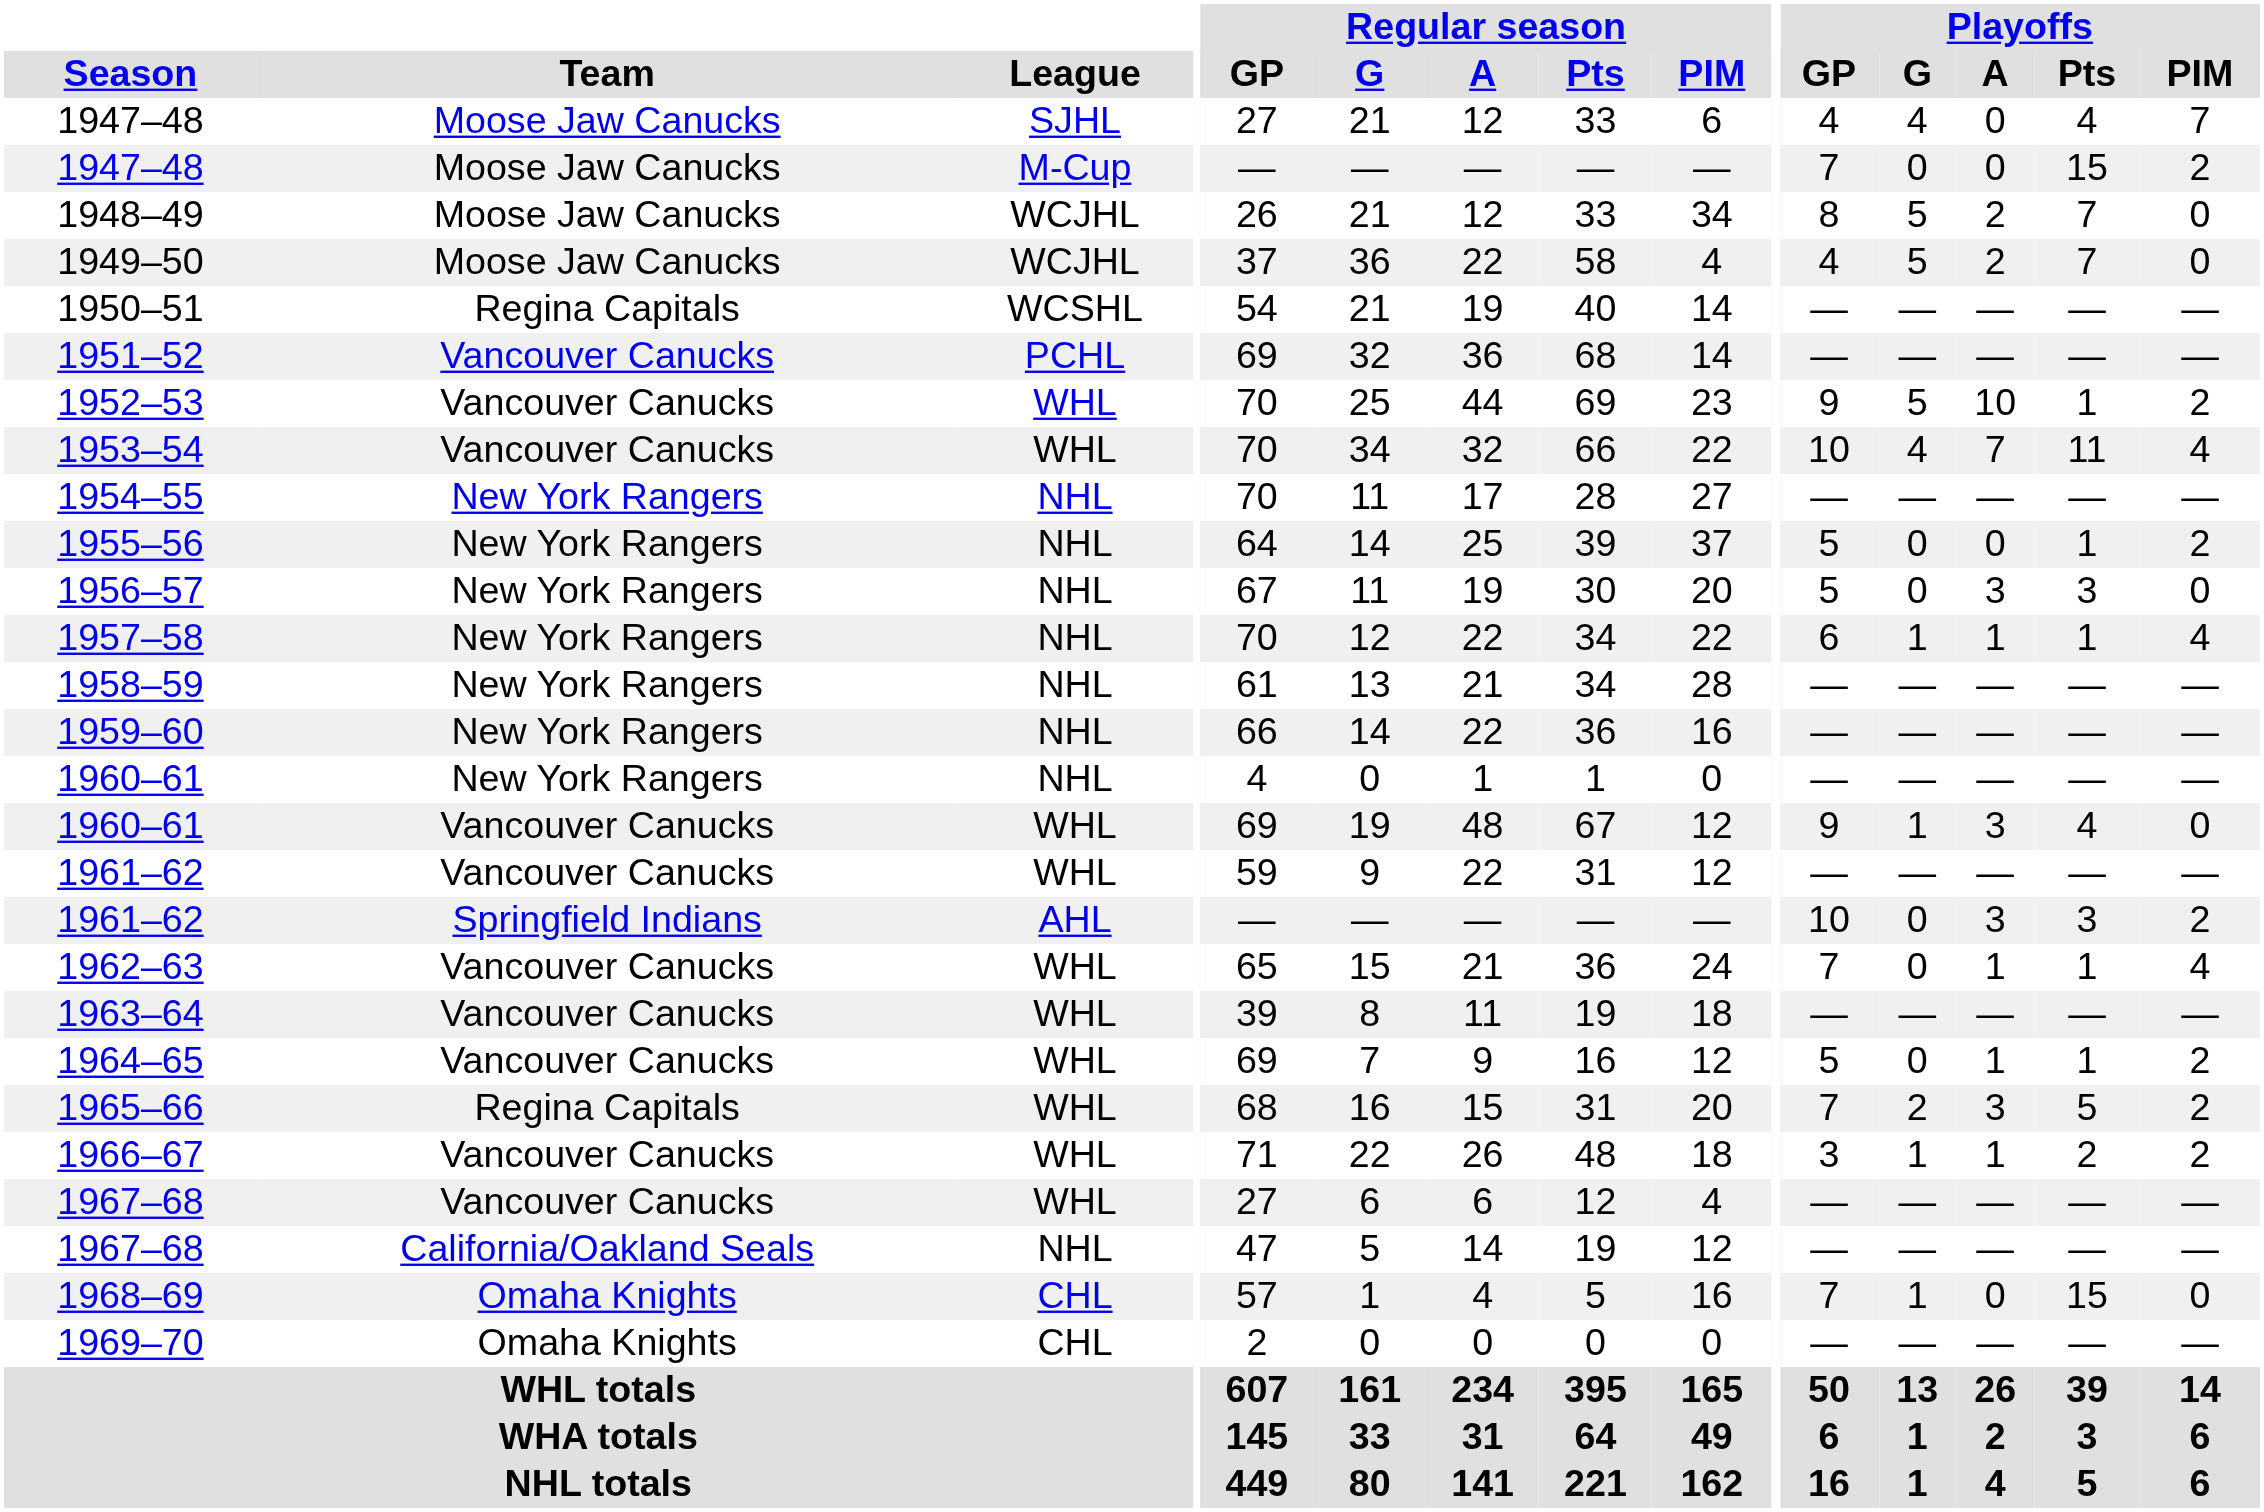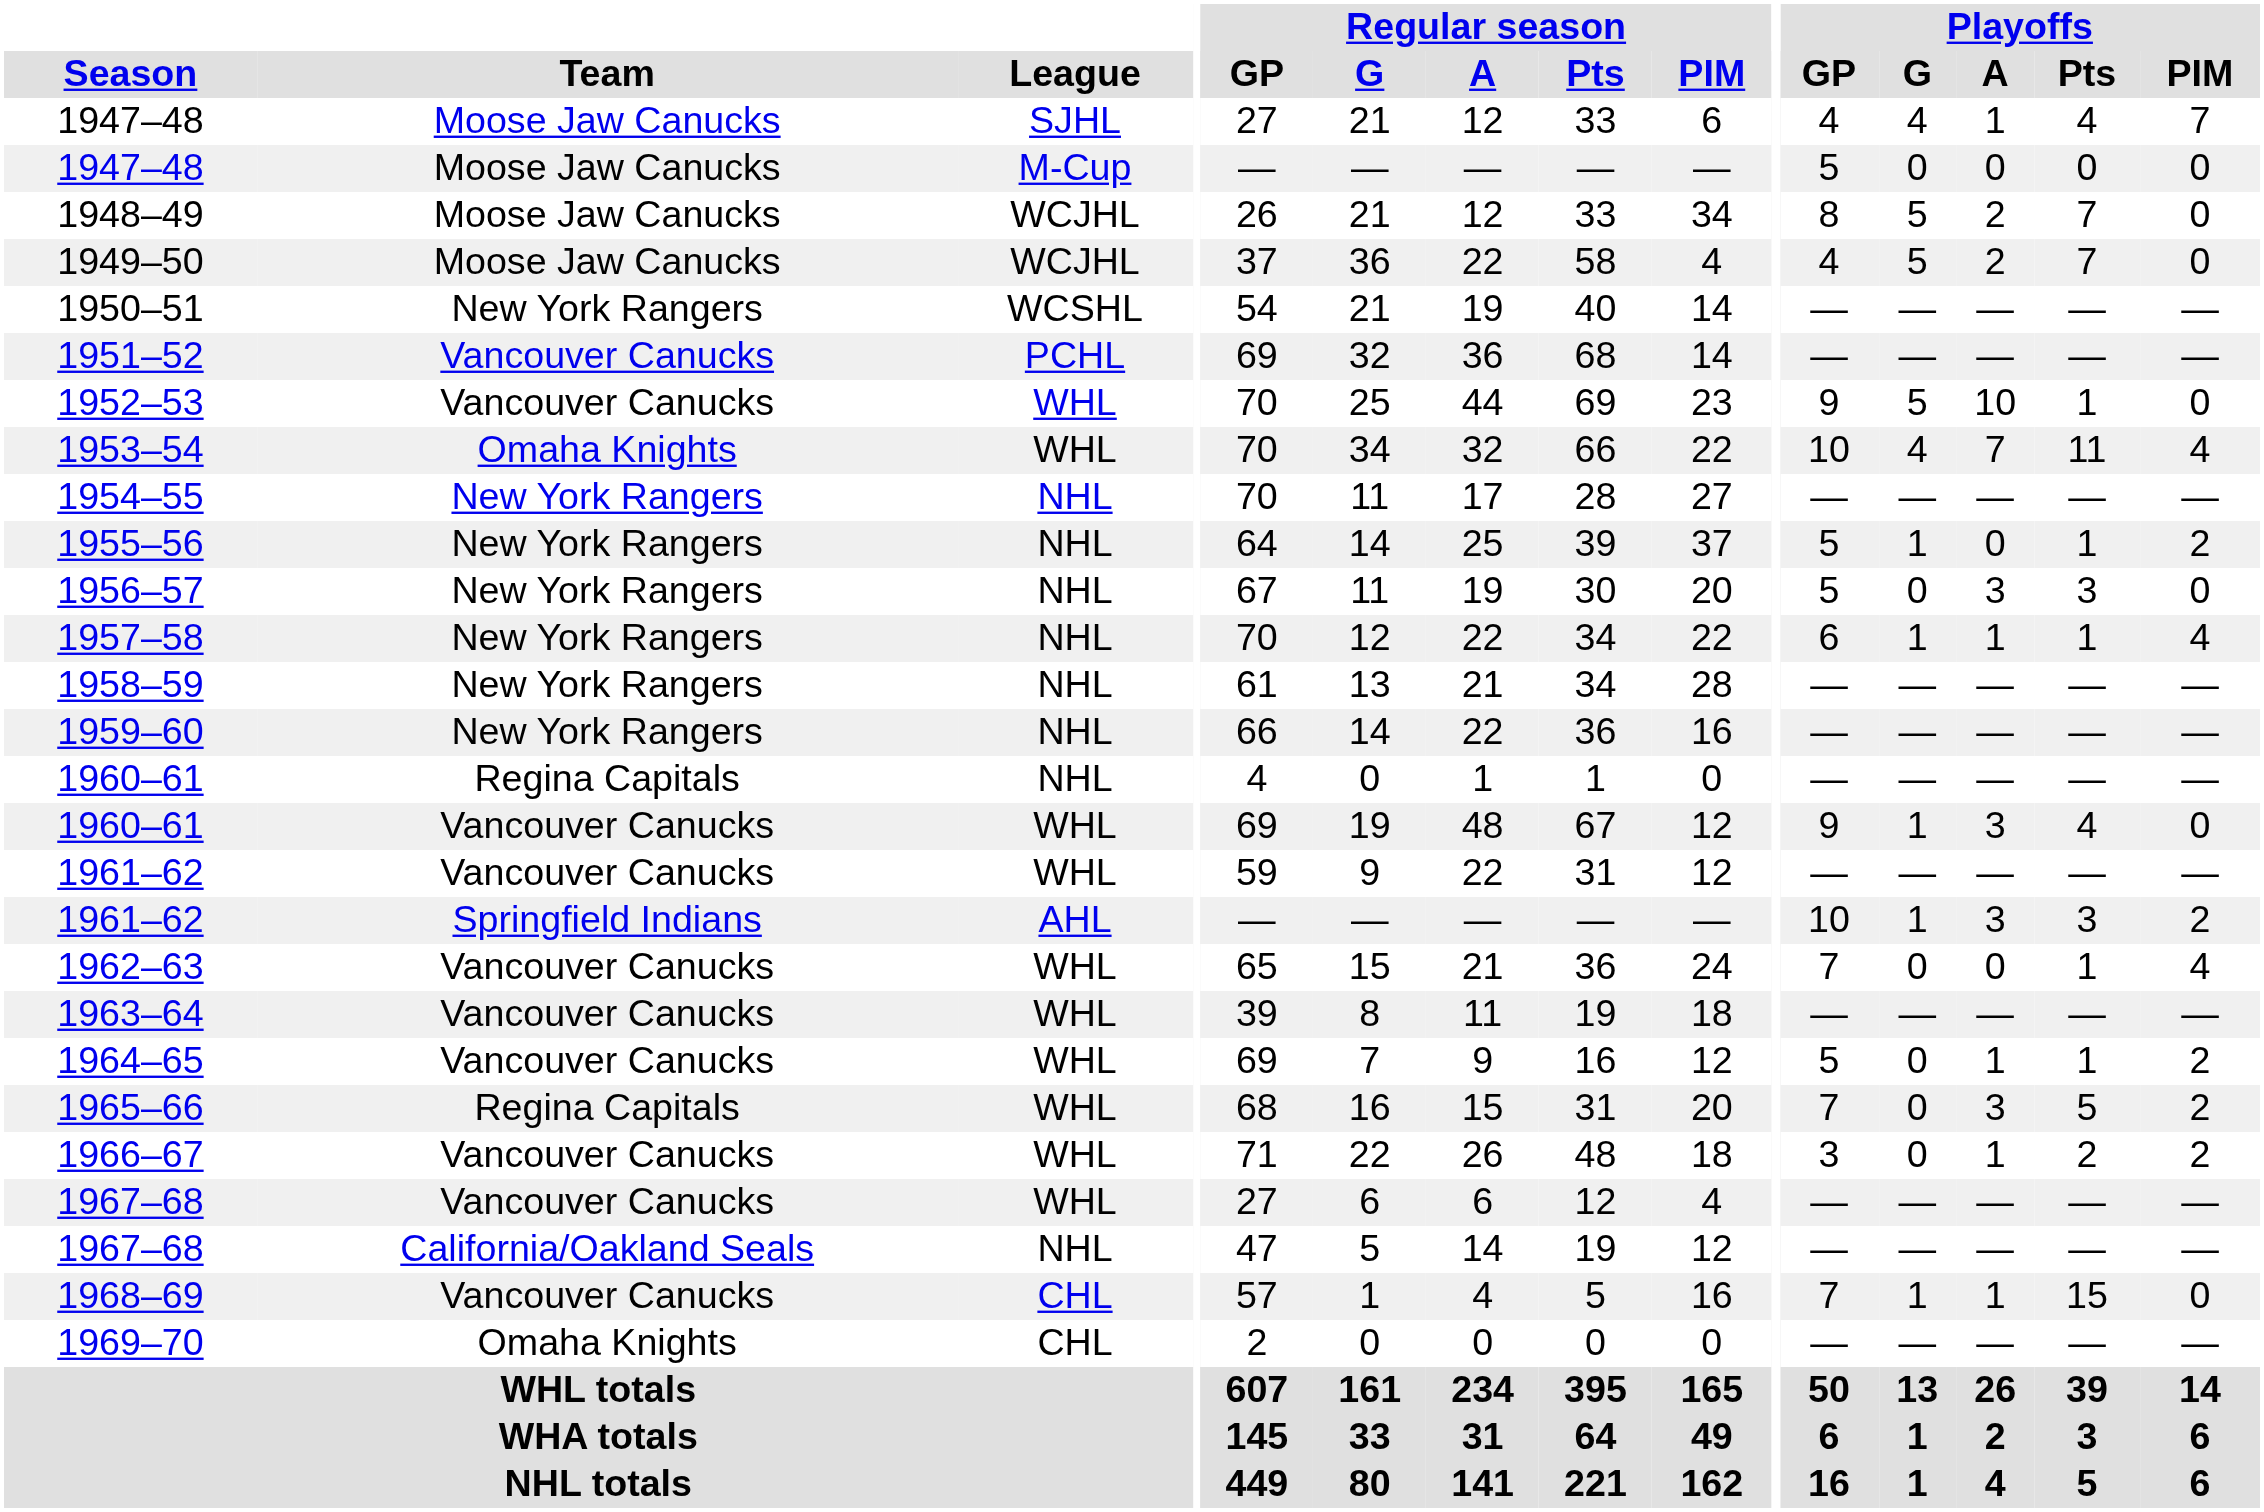(1995, 120) 0 -> (1995, 120) 1
(1829, 167) 7 -> (1829, 167) 5
(2087, 167) 15 -> (2087, 167) 0
(2200, 167) 2 -> (2200, 167) 0
(607, 308) Regina Capitals -> (607, 308) New York Rangers
(2200, 402) 2 -> (2200, 402) 0
(607, 449) Vancouver Canucks -> (607, 449) Omaha Knights
(1917, 543) 0 -> (1917, 543) 1
(607, 778) New York Rangers -> (607, 778) Regina Capitals
(1917, 919) 0 -> (1917, 919) 1
(1995, 966) 1 -> (1995, 966) 0
(1917, 1107) 2 -> (1917, 1107) 0
(1917, 1154) 1 -> (1917, 1154) 0
(607, 1295) Omaha Knights -> (607, 1295) Vancouver Canucks
(1995, 1295) 0 -> (1995, 1295) 1
